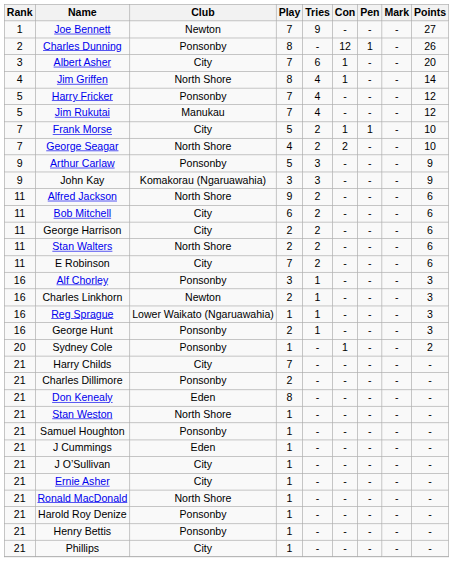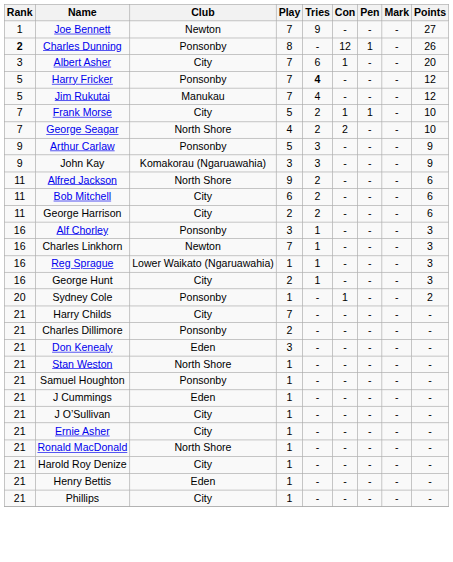(20, 46) normal -> (20, 46) bold
- row: (82, 79)
(318, 96) normal -> (318, 79) bold
- row: (82, 247)
- row: (82, 264)
(290, 297) 2 -> (290, 247) 7
(203, 331) Ponsonby -> (203, 280) City
(290, 398) 8 -> (290, 347) 3
(203, 515) Ponsonby -> (203, 465) City
(203, 532) Ponsonby -> (203, 481) Eden
